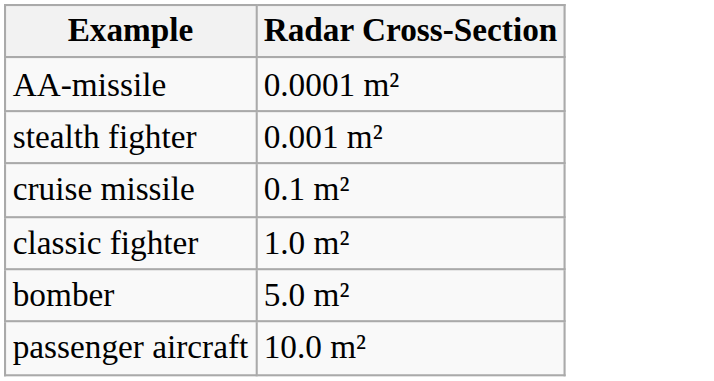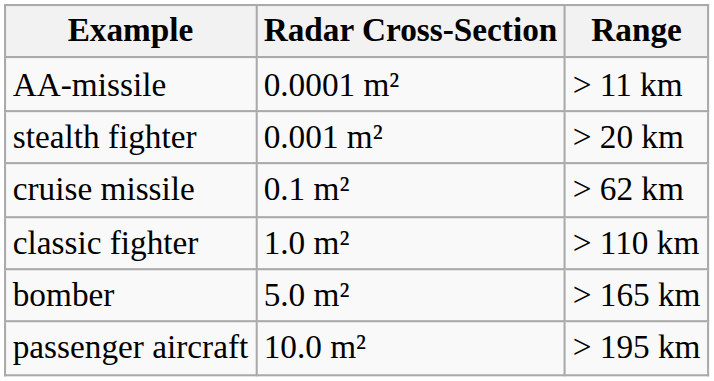+ column: (637, 30)
